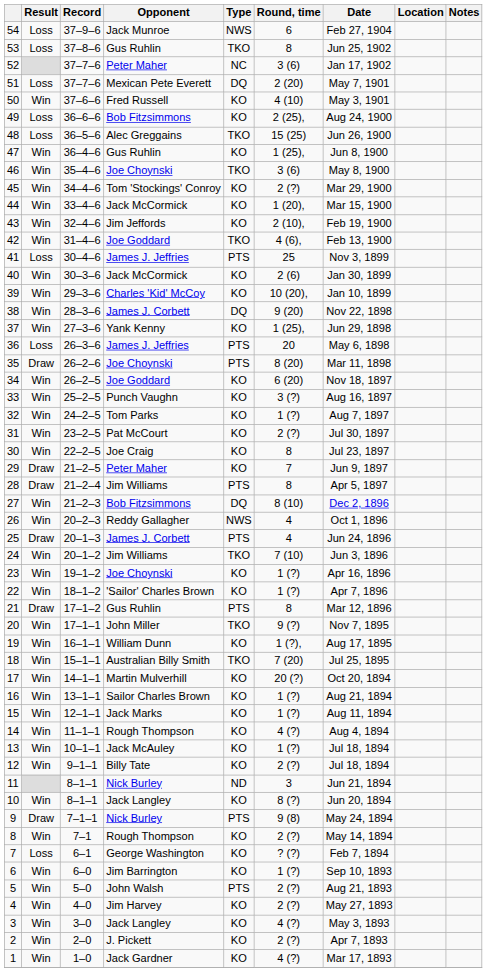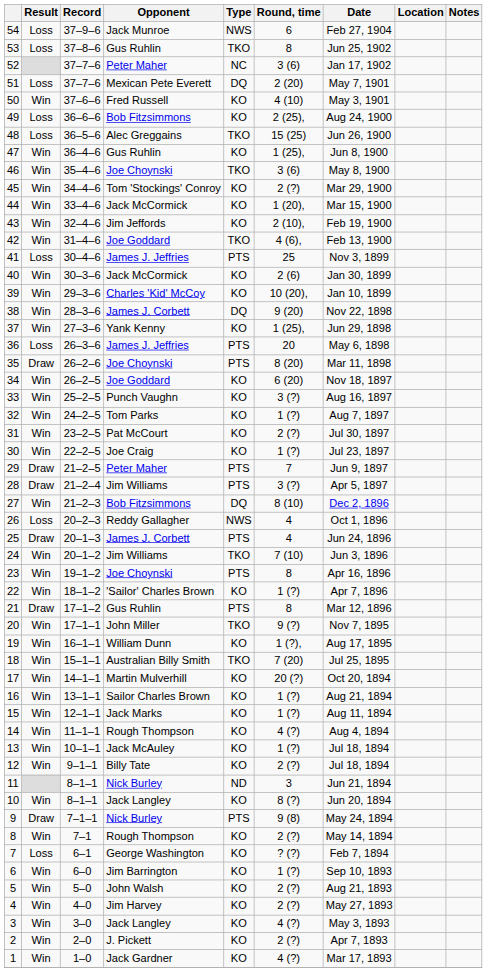(289, 450) 8 -> (289, 450) 1 (?)
(239, 468) KO -> (239, 468) PTS
(289, 485) 8 -> (289, 485) 3 (?)
(41, 521) Win -> (41, 521) Loss
(239, 573) KO -> (239, 573) PTS
(289, 573) 1 (?) -> (289, 573) 8
(239, 888) PTS -> (239, 888) KO
